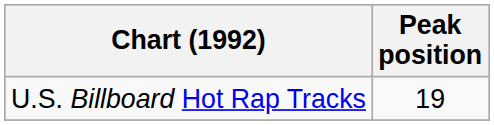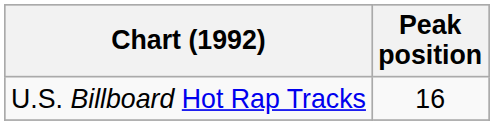(430, 98) 19 -> (430, 98) 16
